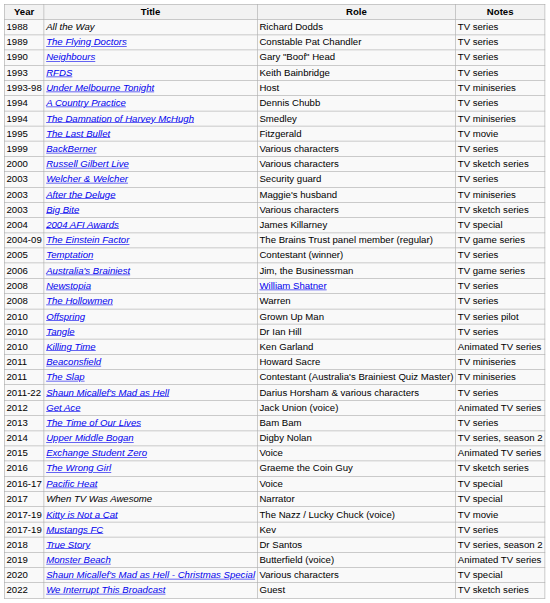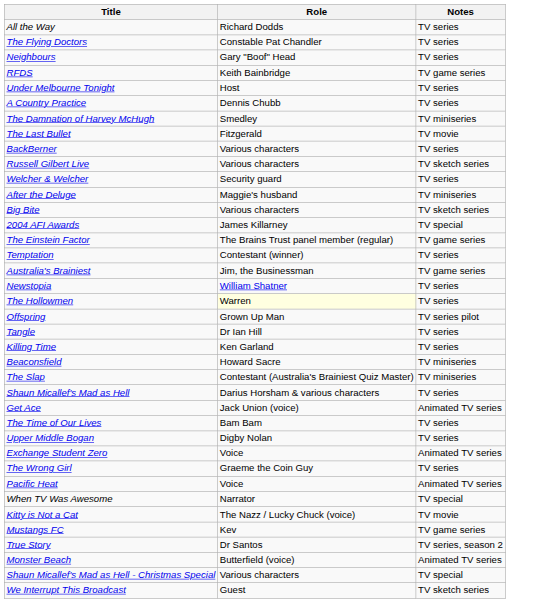- column: (24, 12)
(478, 73) TV series -> (452, 73) TV game series
(487, 88) TV miniseries -> (438, 88) TV series
(275, 301) no background -> (235, 301) lightyellow background
(500, 347) Animated TV series -> (438, 347) TV series
(500, 438) TV series, season 2 -> (438, 438) TV series
(493, 468) TV sketch series -> (438, 468) TV series
(480, 484) TV special -> (460, 484) Animated TV series
(478, 529) TV series -> (452, 529) TV game series
